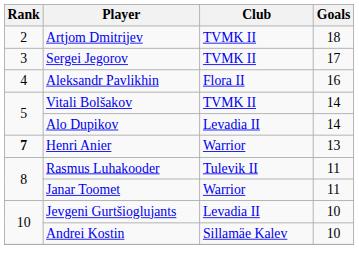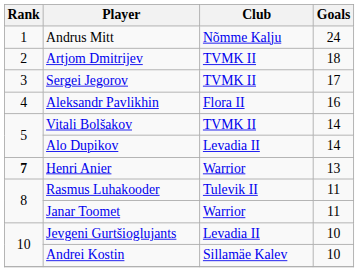+ row: (80, 37)
